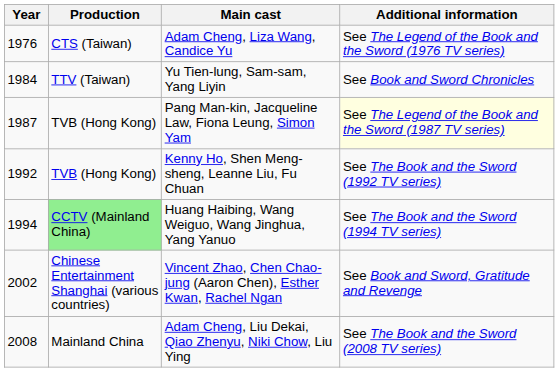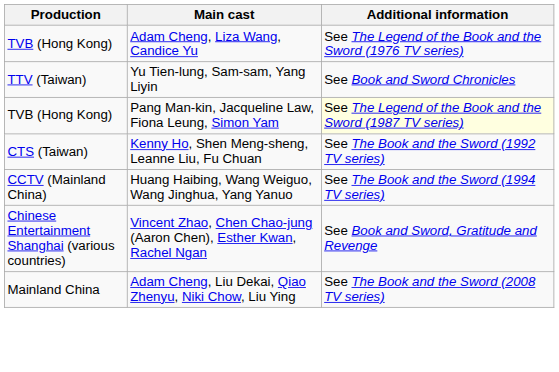- column: (26, 15)
(92, 43) CTS (Taiwan) -> (60, 43) TVB (Hong Kong)
(104, 173) TVB (Hong Kong) -> (48, 151) CTS (Taiwan)
(100, 224) lightgreen background -> (57, 187) no background
